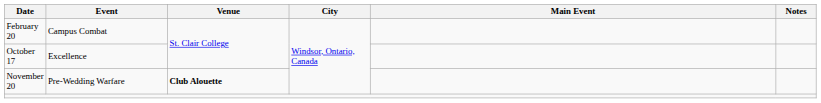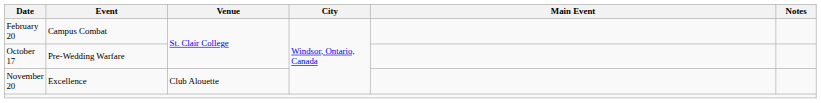(67, 56) Excellence -> (86, 56) Pre-Wedding Warfare
(86, 81) Pre-Wedding Warfare -> (67, 81) Excellence
(196, 81) bold -> (194, 81) normal
